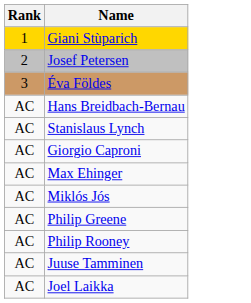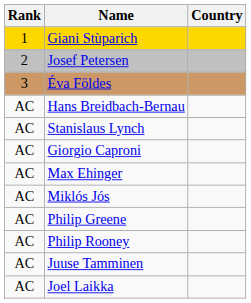+ column: (217, 15)
